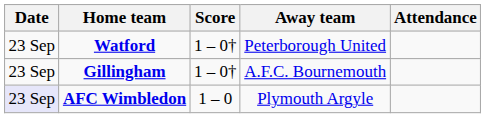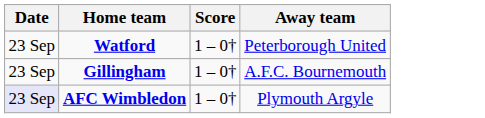- column: (435, 17)
(215, 98) 1 – 0 -> (215, 98) 1 – 0†
